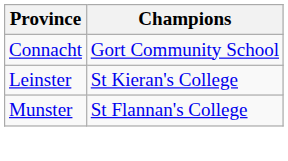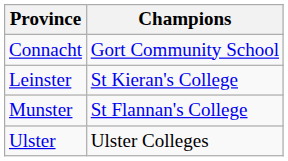+ row: (32, 140)
